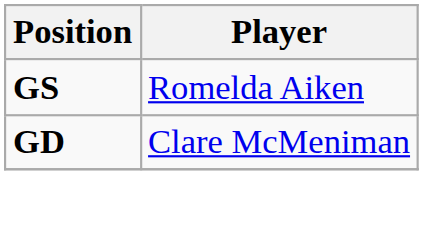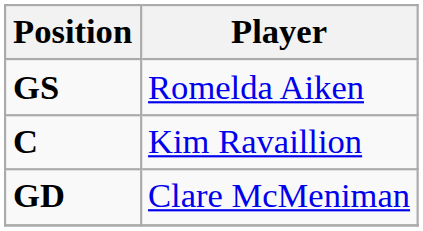+ row: (26, 141)
